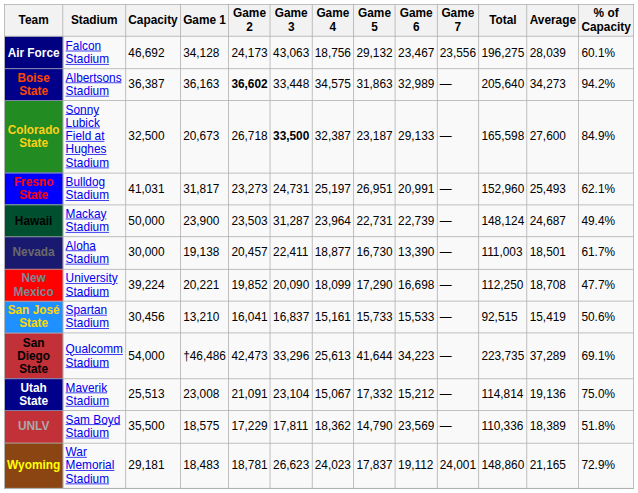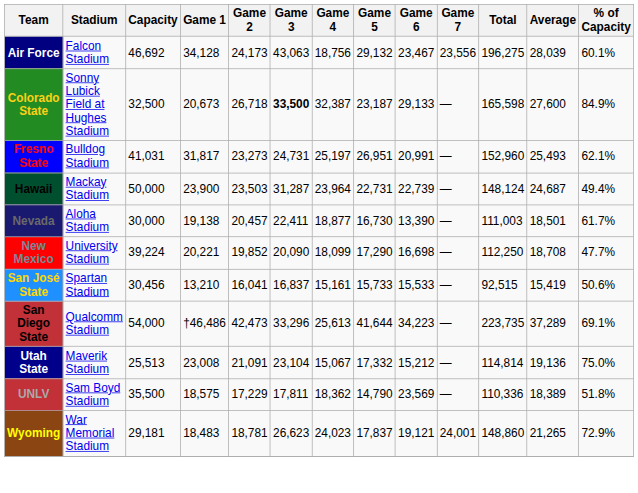- row: (34, 84)
(416, 465) 19,112 -> (416, 433) 19,121
(548, 465) 21,165 -> (548, 433) 21,265
